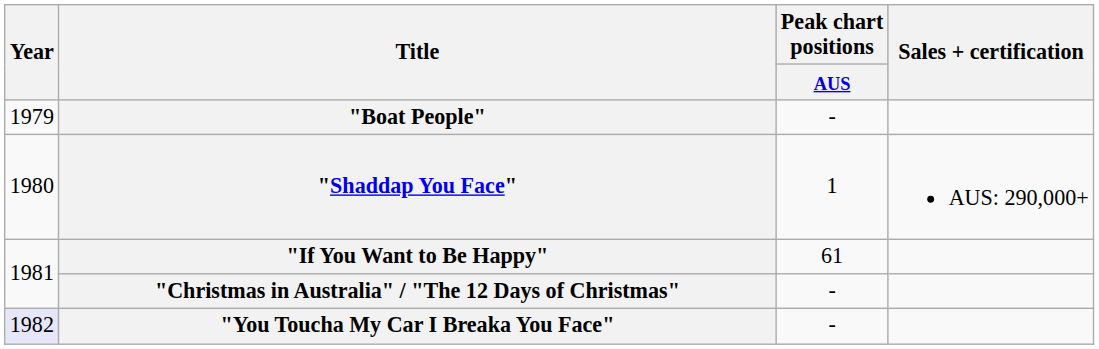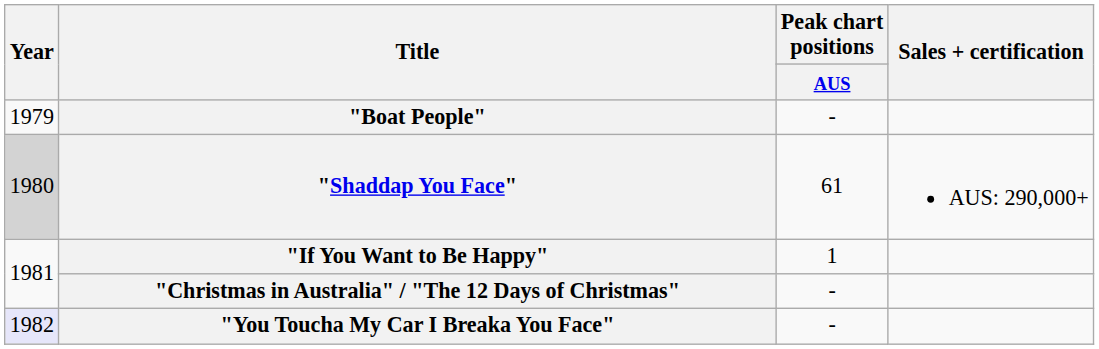(32, 186) no background -> (32, 186) lightgrey background
(832, 186) 1 -> (832, 186) 61
(832, 255) 61 -> (832, 255) 1
